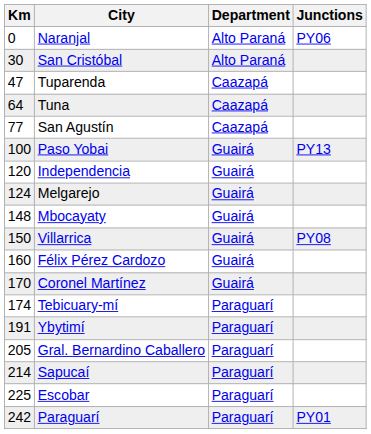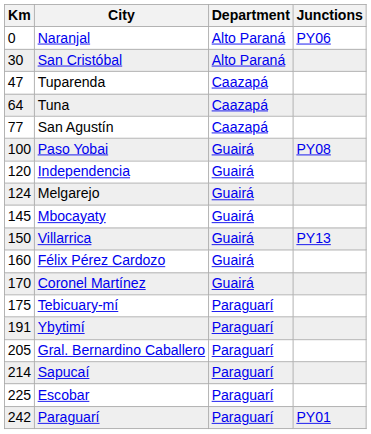(314, 149) PY13 -> (314, 149) PY08
(19, 216) 148 -> (19, 216) 145
(314, 238) PY08 -> (314, 238) PY13
(19, 305) 174 -> (19, 305) 175
